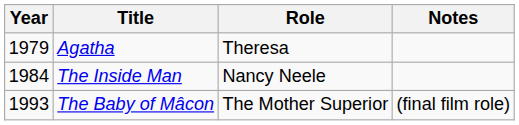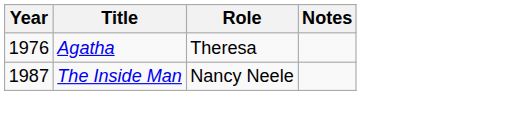(29, 47) 1979 -> (29, 47) 1976
(29, 76) 1984 -> (29, 76) 1987
- row: (136, 104)
